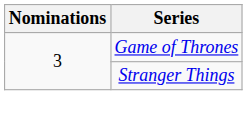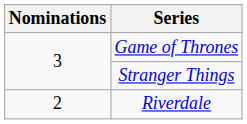+ row: (176, 103)
